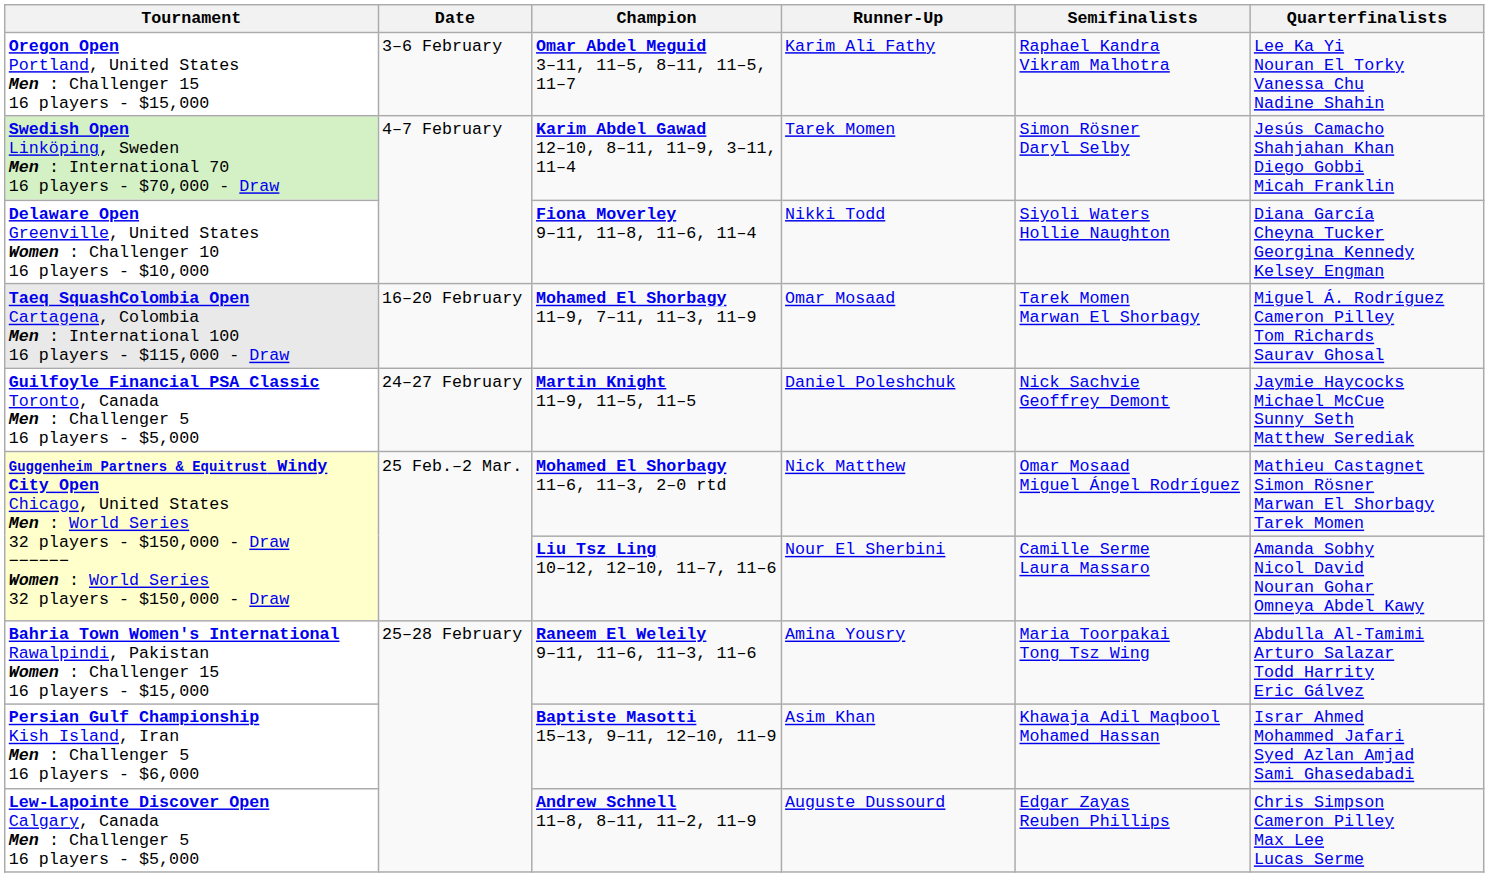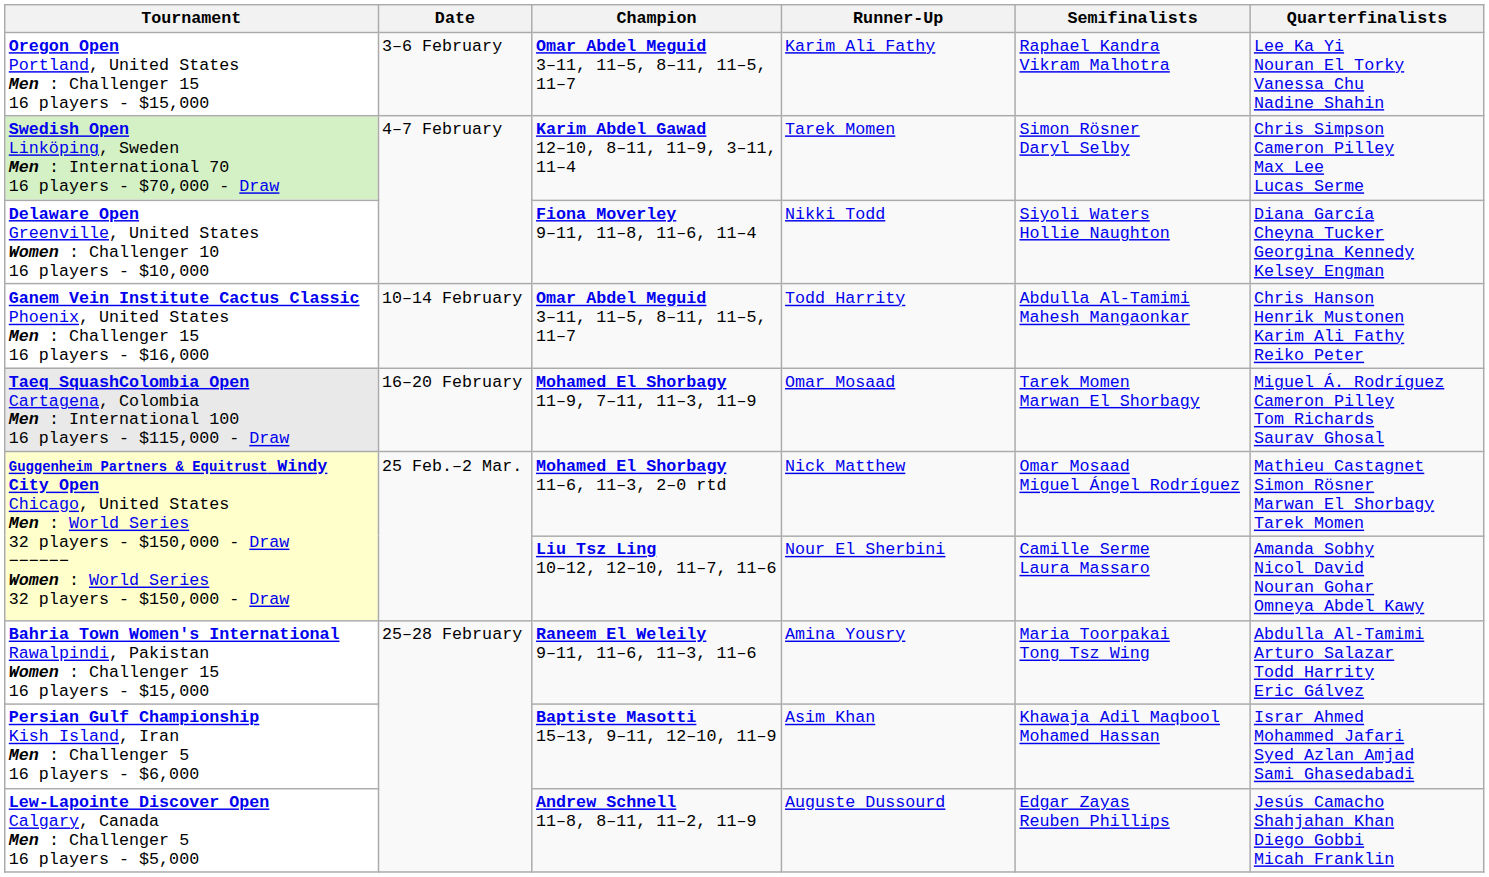(1324, 158) Jesús Camacho Shahjahan Khan Diego Gobbi Micah Franklin -> (1324, 158) Chris Simpson Cameron Pilley Max Lee Lucas Serme
+ row: (845, 298)
- row: (870, 382)
(1324, 831) Chris Simpson Cameron Pilley Max Lee Lucas Serme -> (1324, 831) Jesús Camacho Shahjahan Khan Diego Gobbi Micah Franklin
